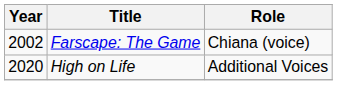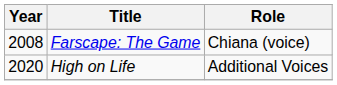(26, 42) 2002 -> (26, 42) 2008
